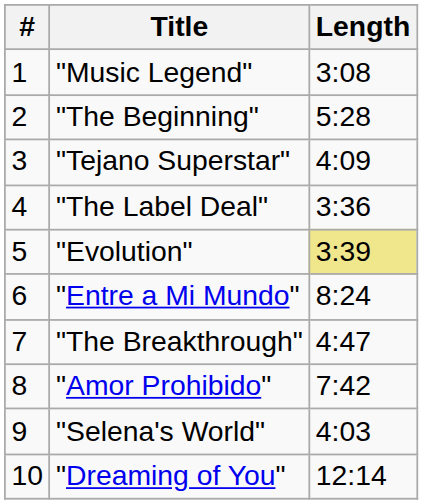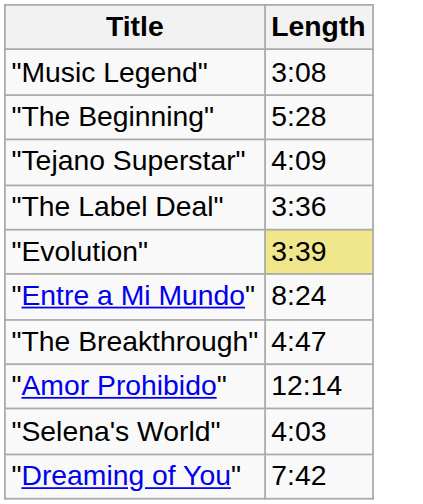- column: (27, 26)
(343, 386) 7:42 -> (307, 386) 12:14
(351, 476) 12:14 -> (299, 476) 7:42
